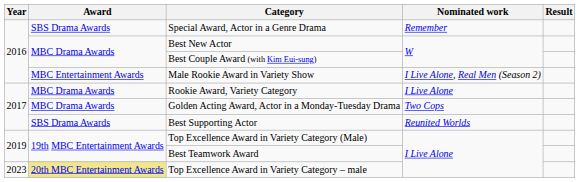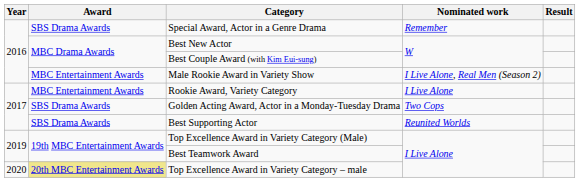(73, 91) MBC Drama Awards -> (87, 91) MBC Entertainment Awards
(73, 106) MBC Drama Awards -> (71, 106) SBS Drama Awards
(17, 169) 2023 -> (17, 169) 2020
